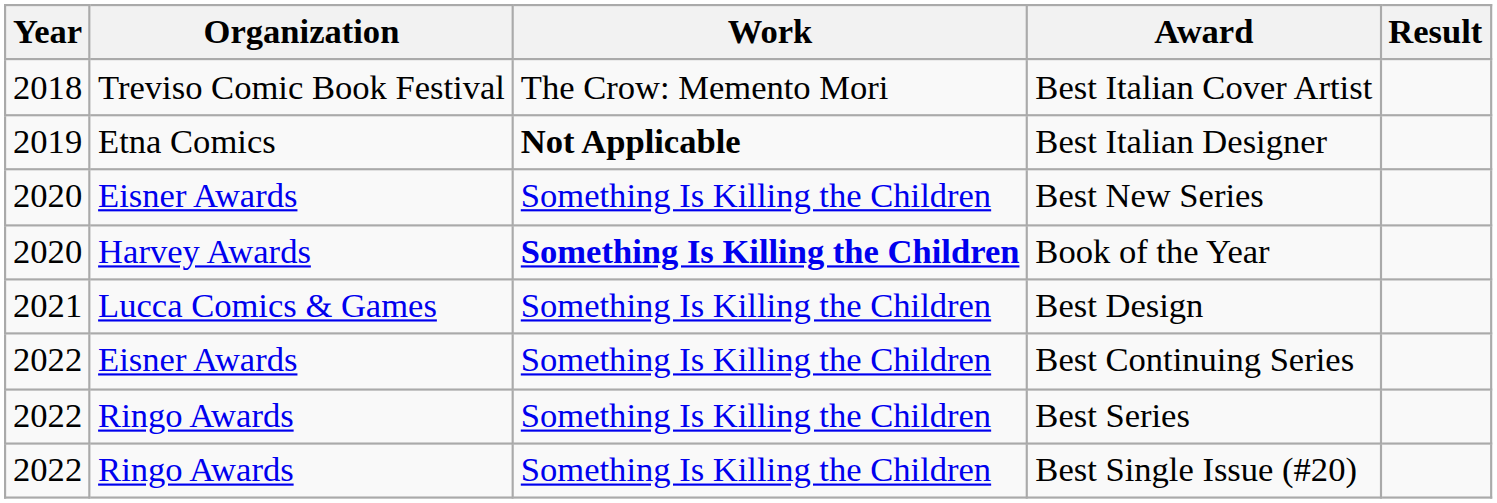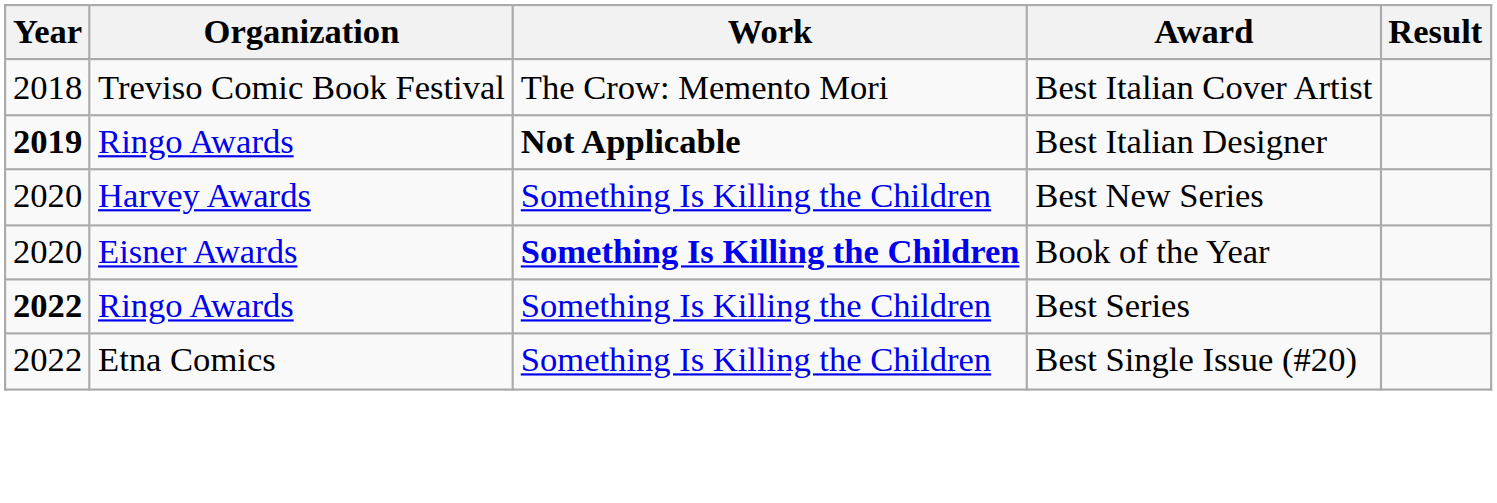(48, 141) normal -> (48, 141) bold
(187, 141) Etna Comics -> (196, 141) Ringo Awards
(198, 196) Eisner Awards -> (204, 196) Harvey Awards
(204, 251) Harvey Awards -> (198, 251) Eisner Awards
- row: (1119, 305)
- row: (1195, 360)
(48, 415) normal -> (48, 305) bold
(196, 470) Ringo Awards -> (187, 360) Etna Comics
